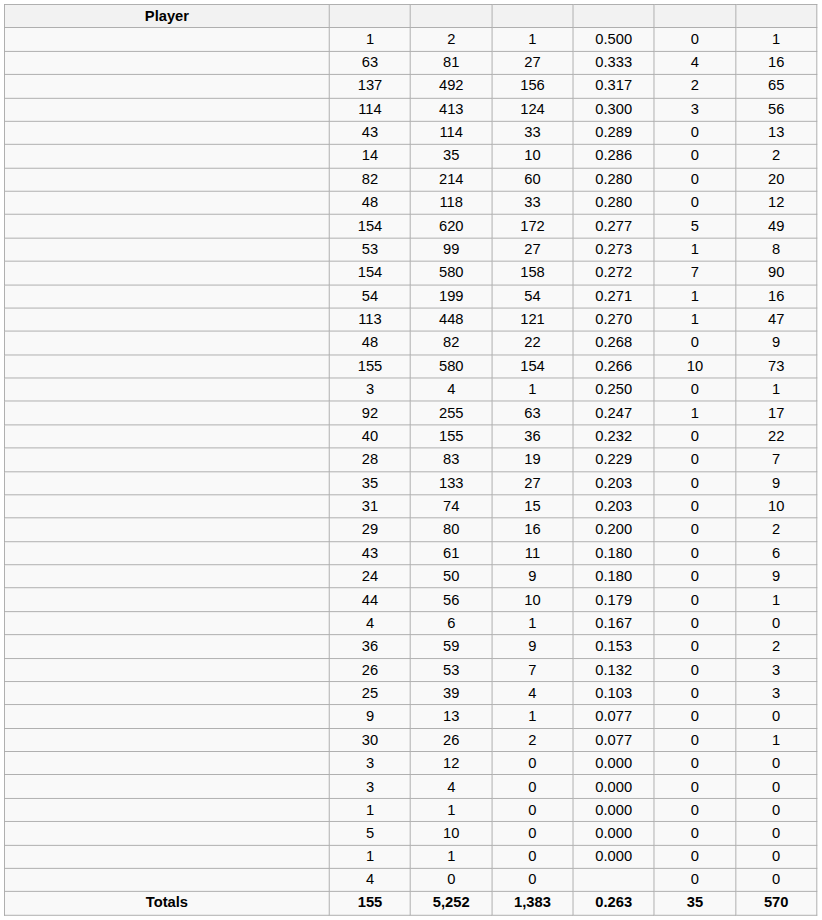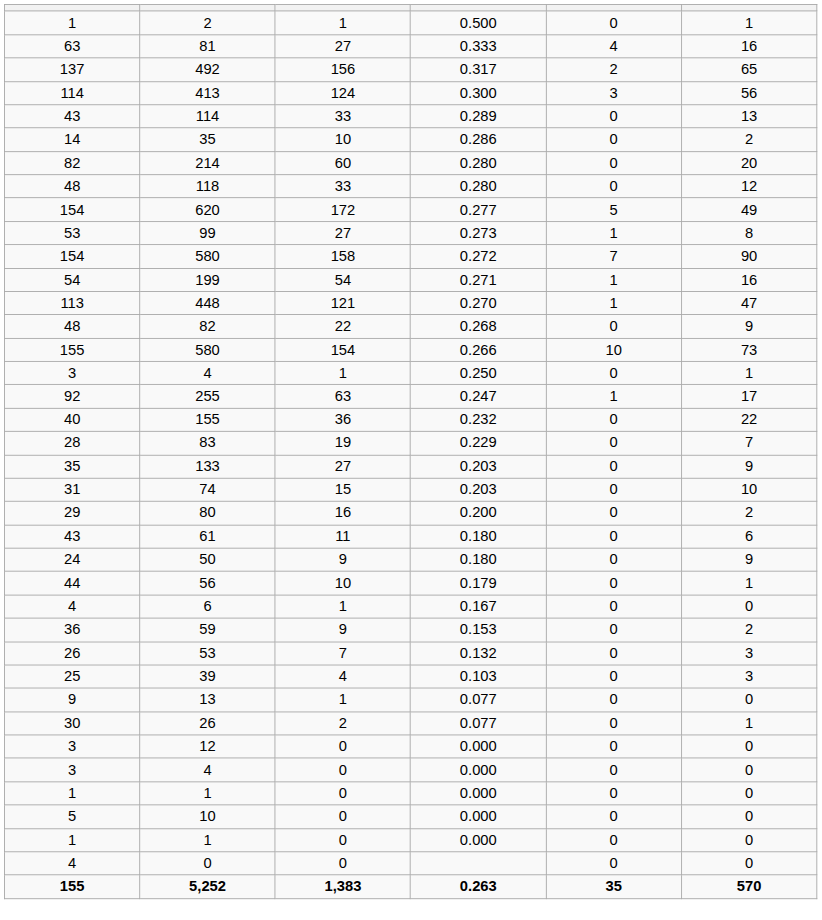- column: (167, 16)
